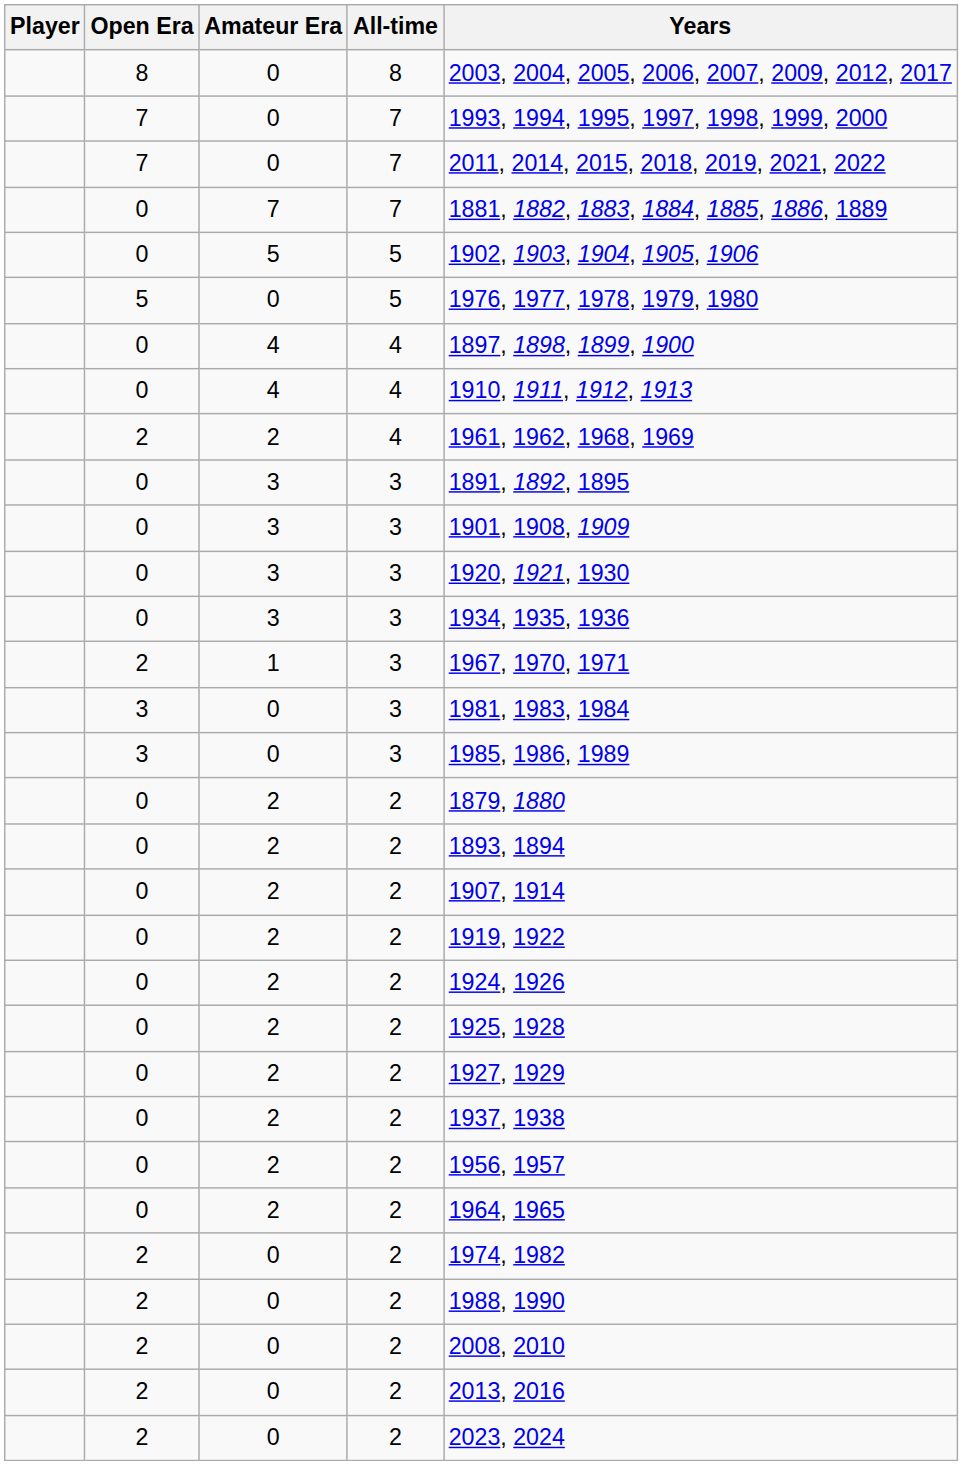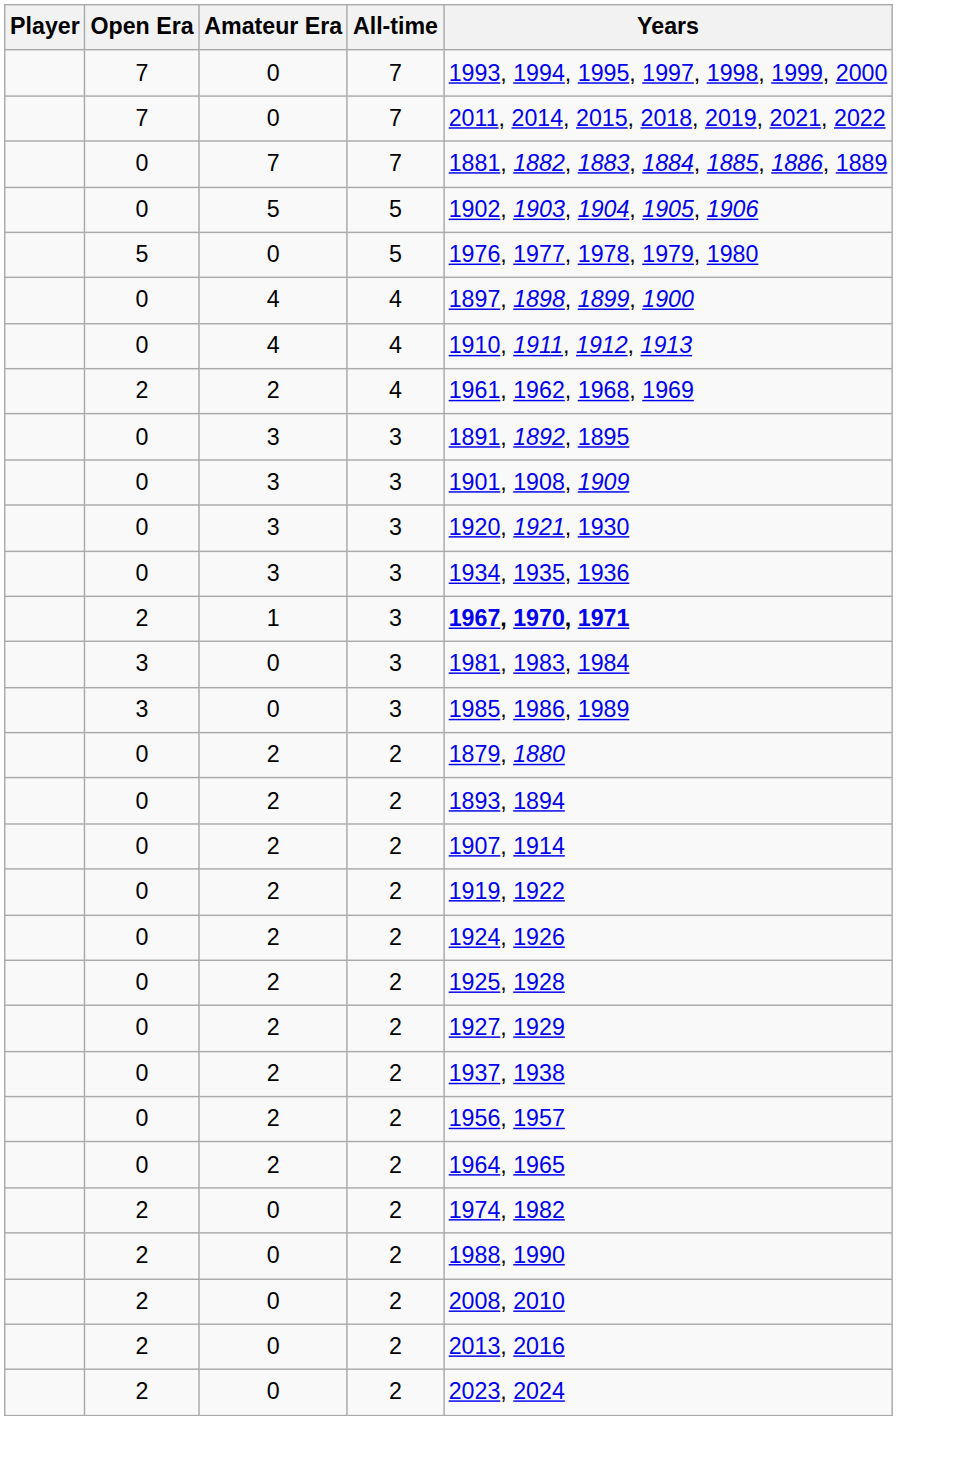- row: (142, 72)
(539, 664) normal -> (539, 618) bold
